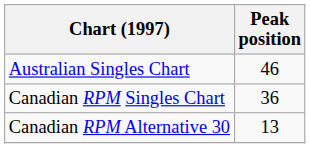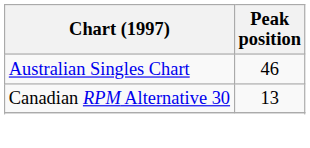- row: (117, 98)
